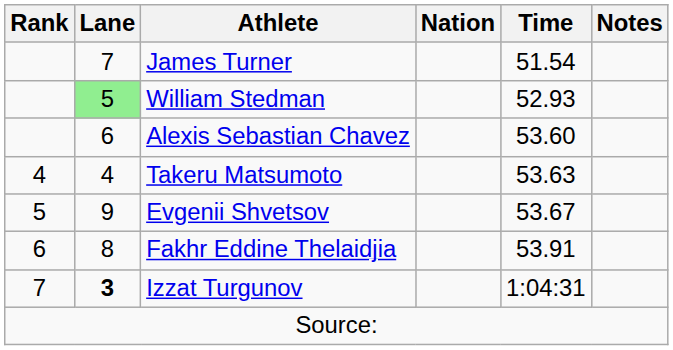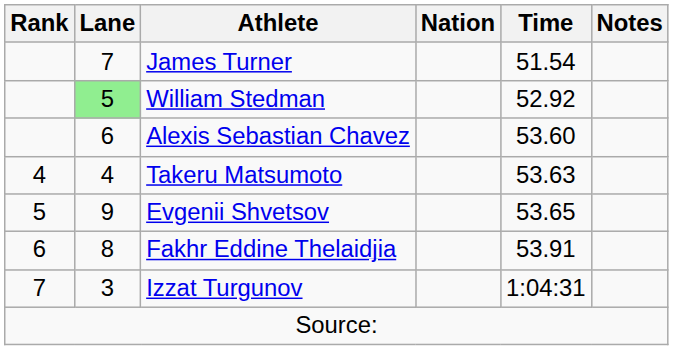(546, 99) 52.93 -> (546, 99) 52.92
(546, 212) 53.67 -> (546, 212) 53.65
(107, 288) bold -> (107, 288) normal
